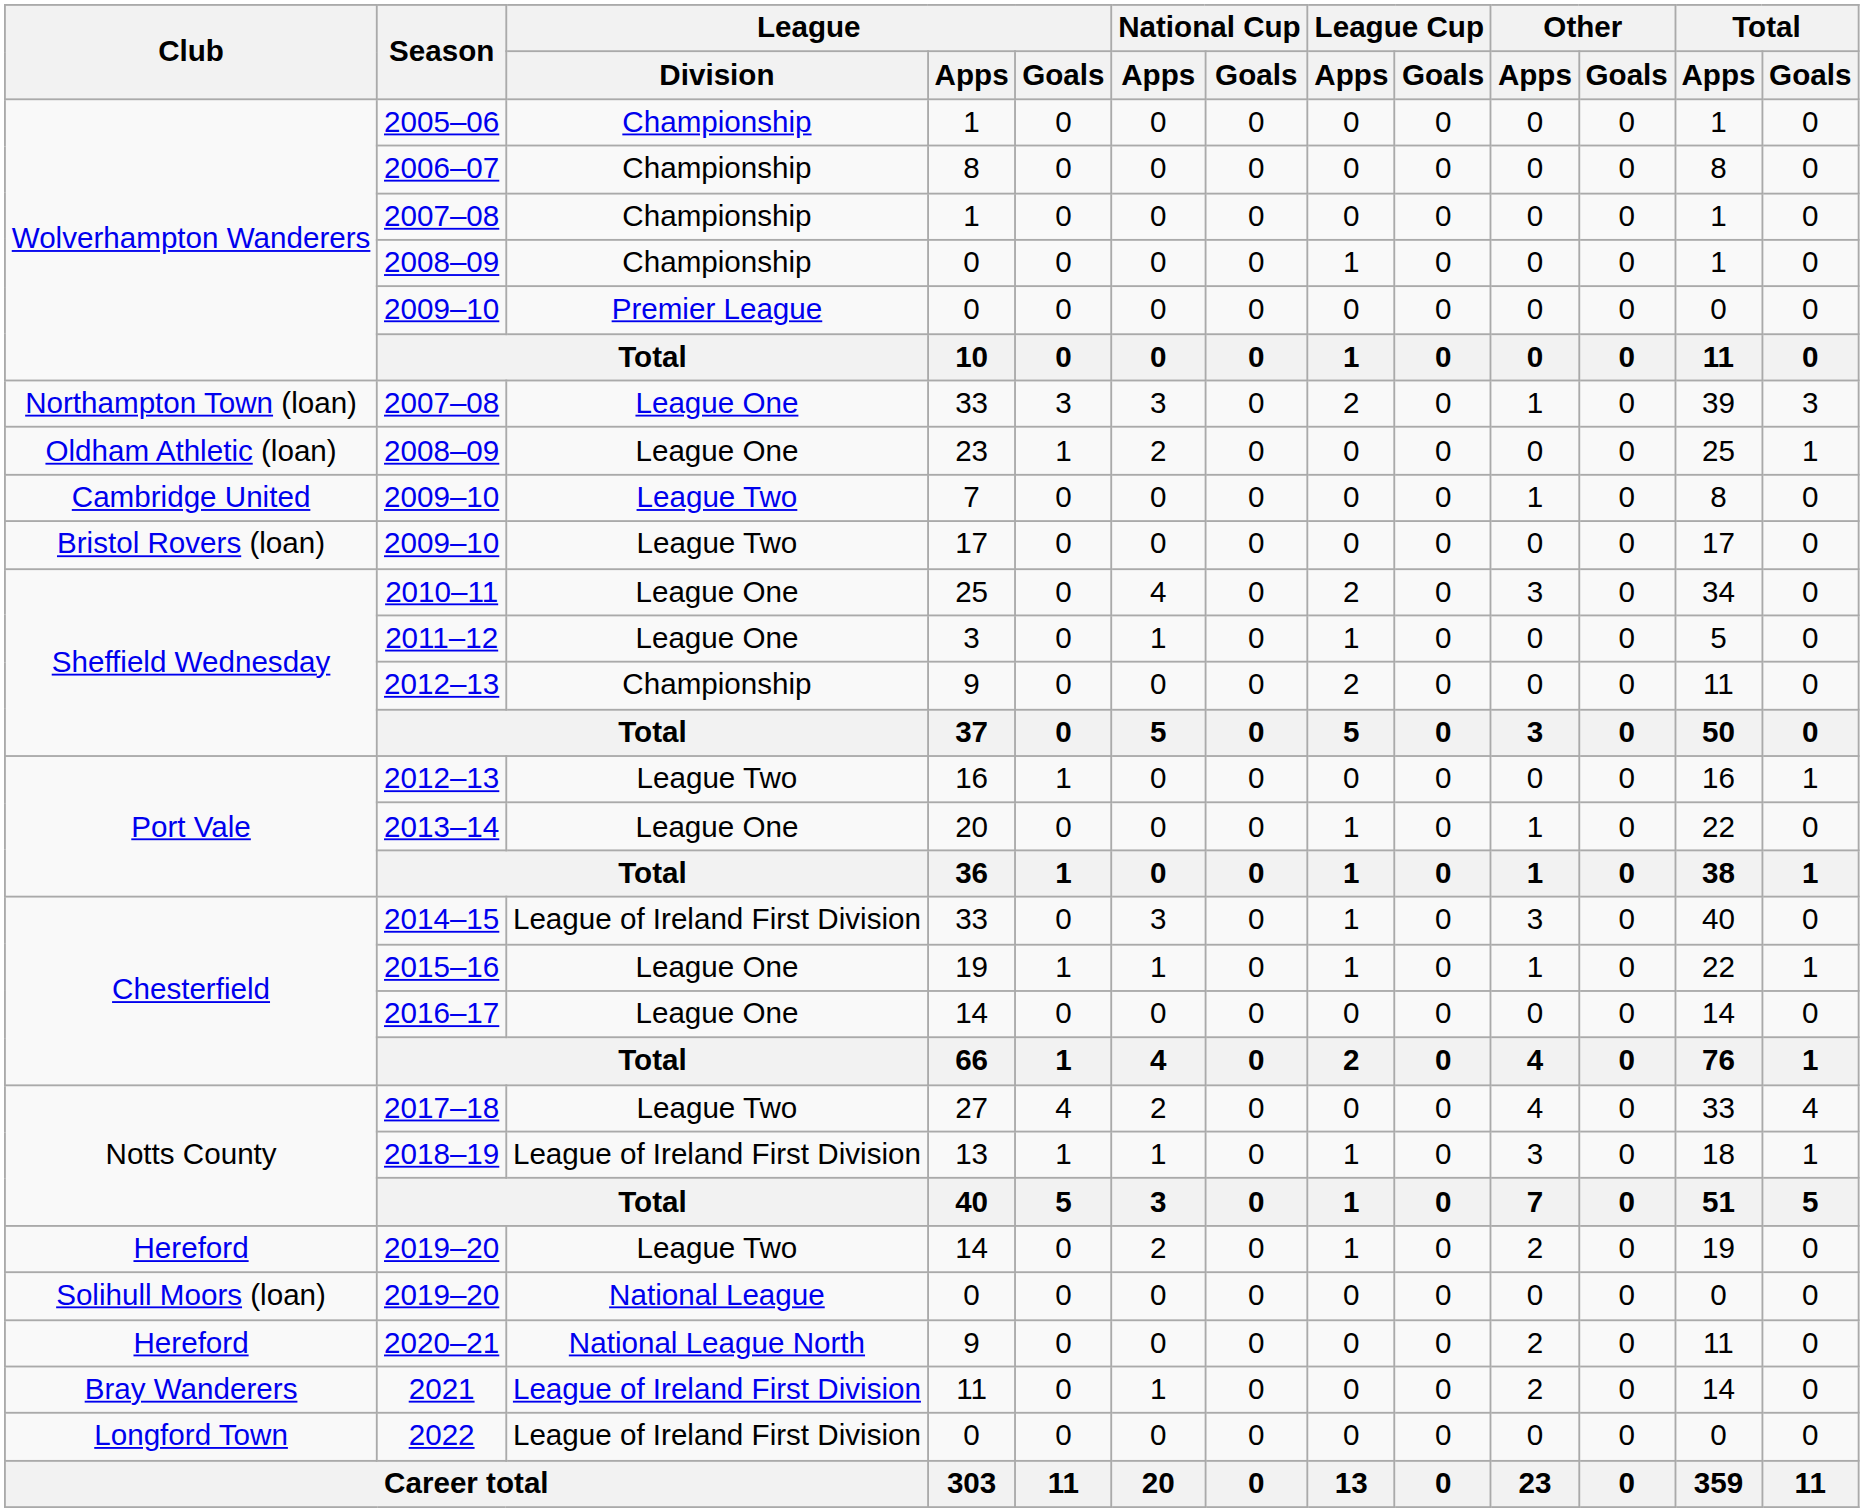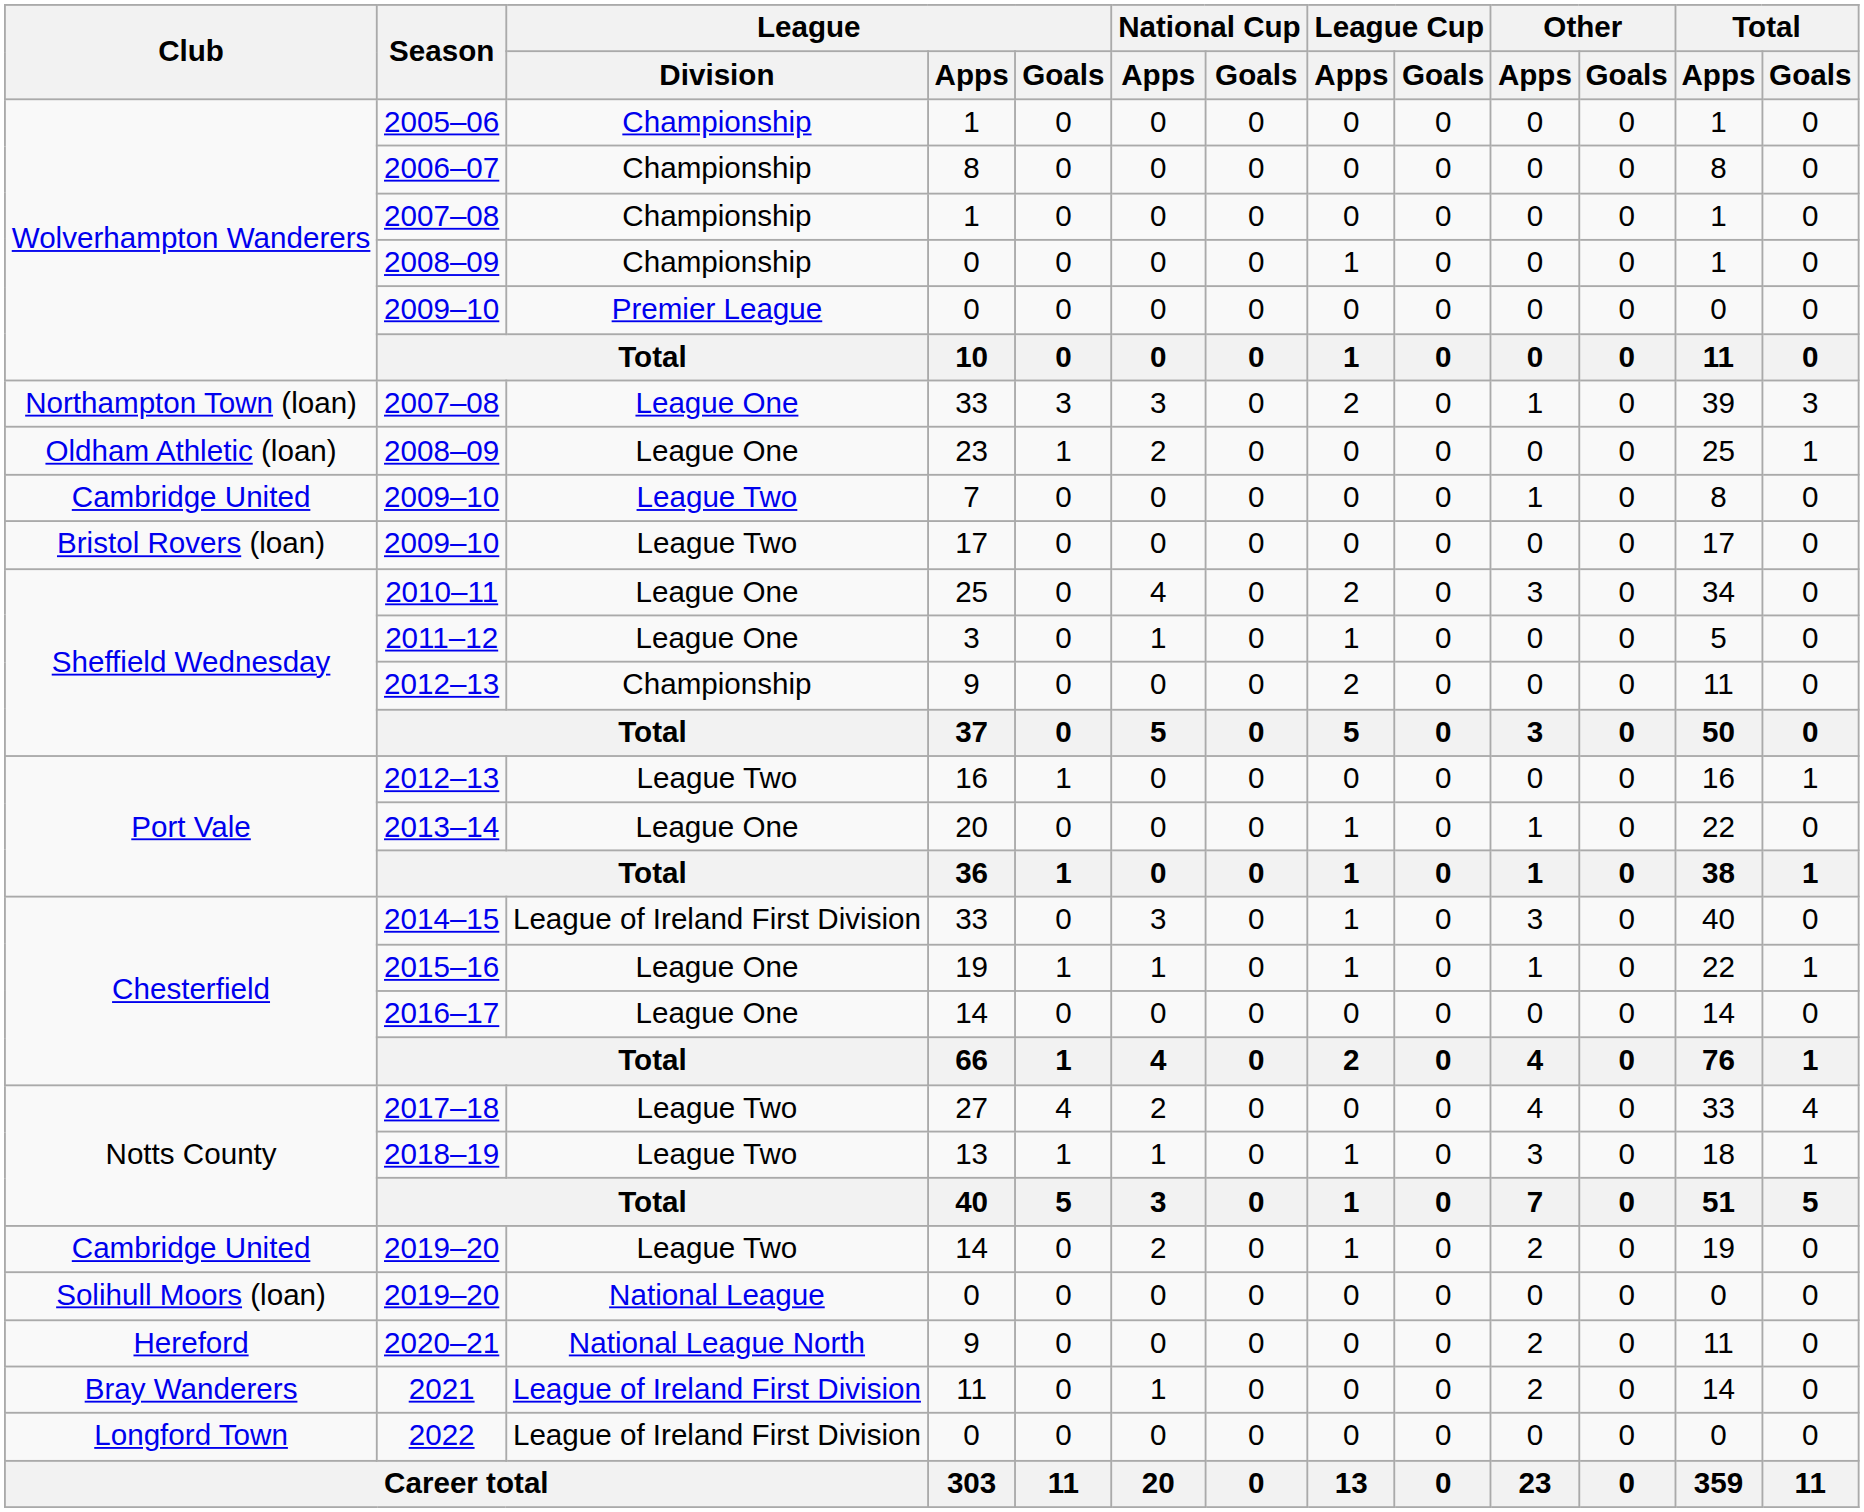(717, 1154) League of Ireland First Division -> (717, 1154) League Two
(191, 1248) Hereford -> (191, 1248) Cambridge United
